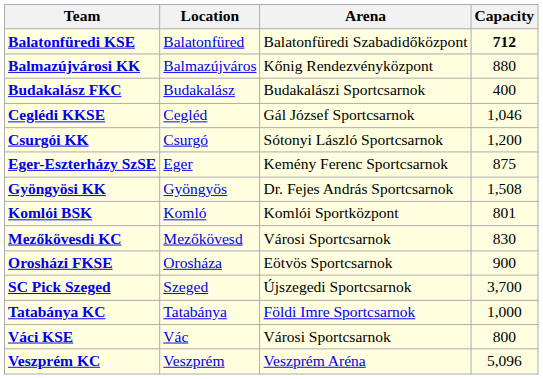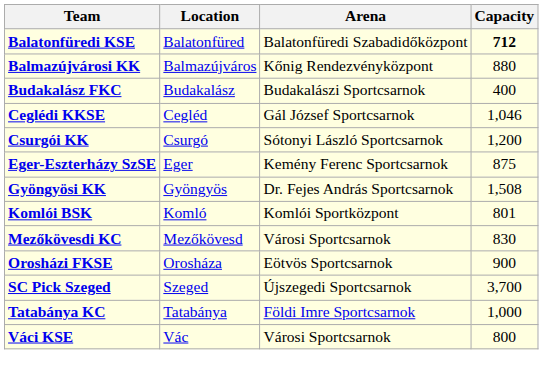- row: (54, 361)
